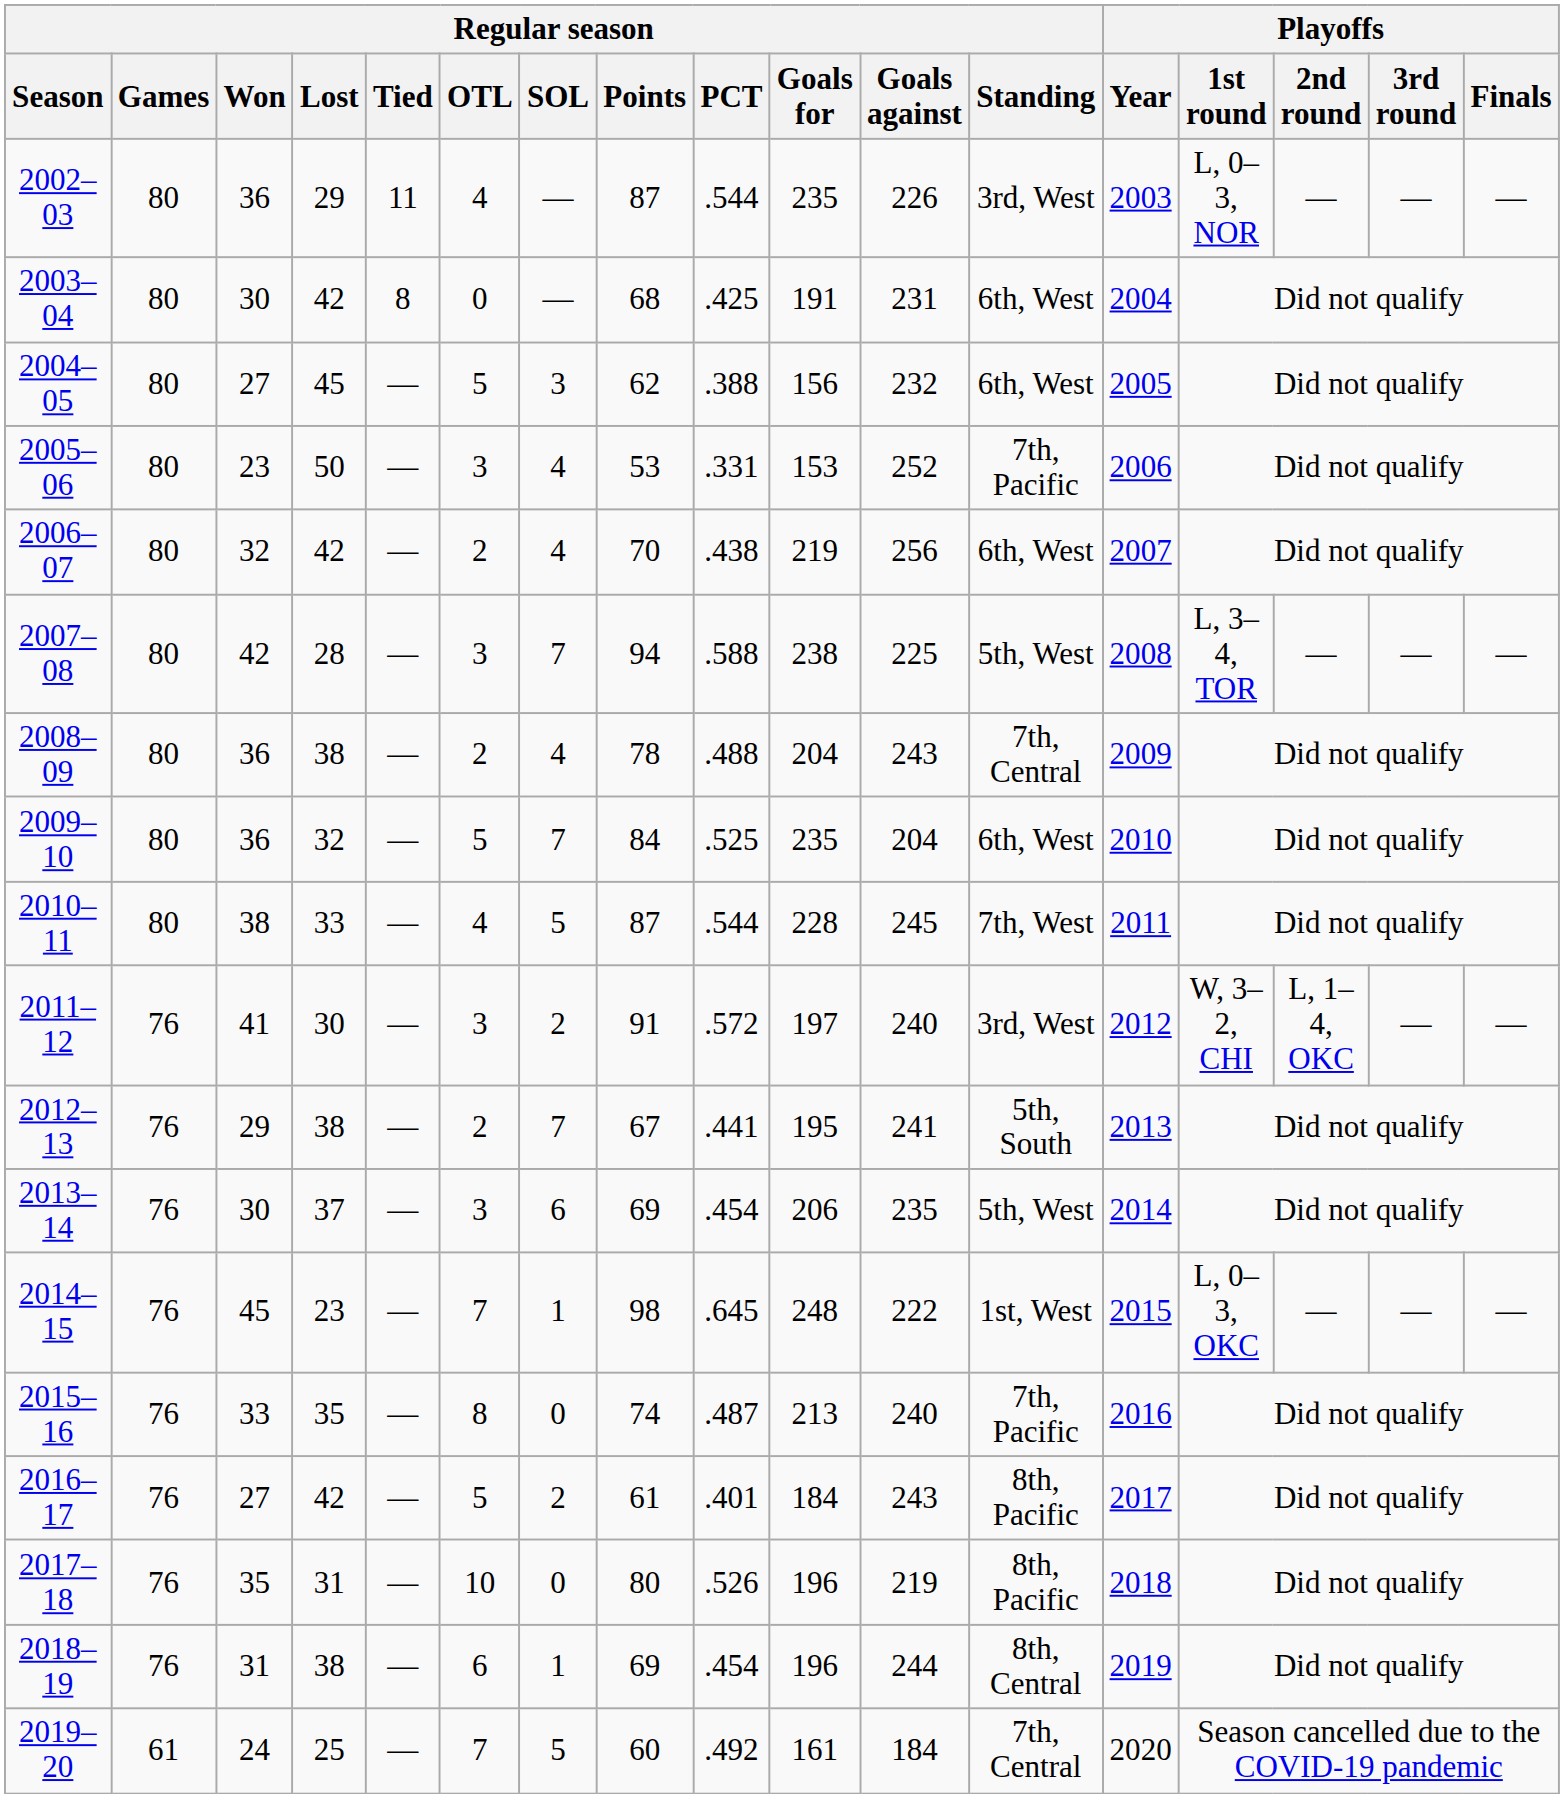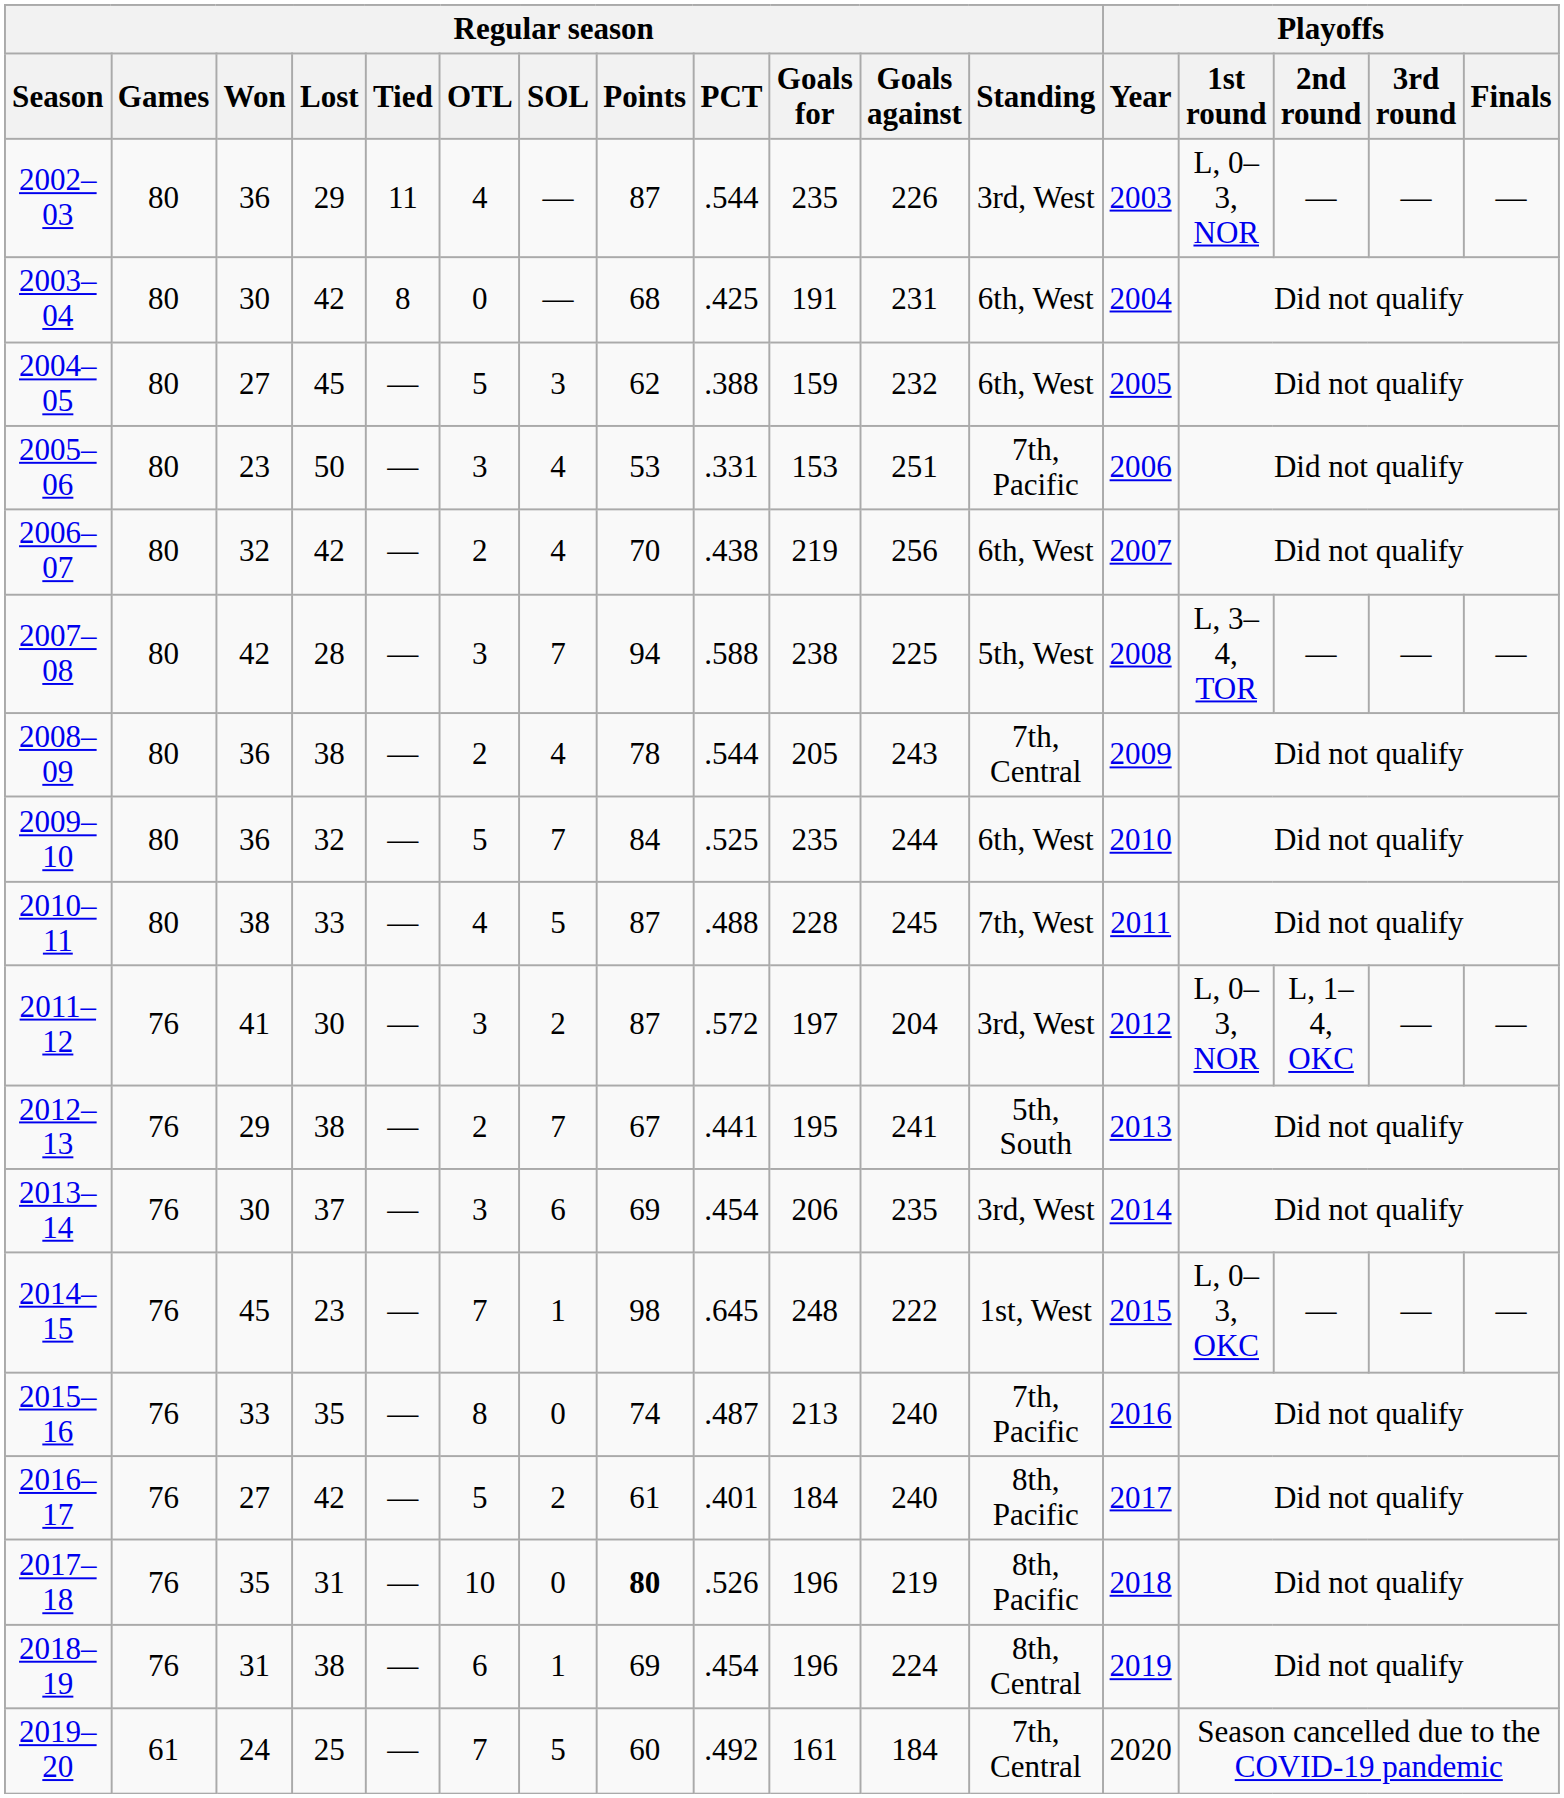(815, 383) 156 -> (815, 383) 159
(914, 467) 252 -> (914, 467) 251
(731, 754) .488 -> (731, 754) .544
(815, 754) 204 -> (815, 754) 205
(914, 838) 204 -> (914, 838) 244
(731, 922) .544 -> (731, 922) .488
(645, 1024) 91 -> (645, 1024) 87
(914, 1024) 240 -> (914, 1024) 204
(1226, 1024) W, 3–2, CHI -> (1226, 1024) L, 0–3, NOR
(1036, 1210) 5th, West -> (1036, 1210) 3rd, West
(914, 1497) 243 -> (914, 1497) 240
(645, 1581) normal -> (645, 1581) bold
(914, 1665) 244 -> (914, 1665) 224
